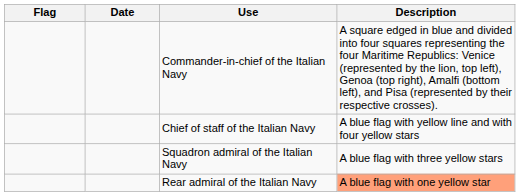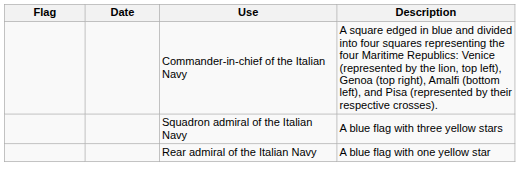- row: (239, 129)
(415, 182) lightsalmon background -> (415, 152) no background
